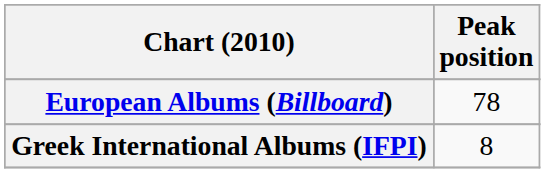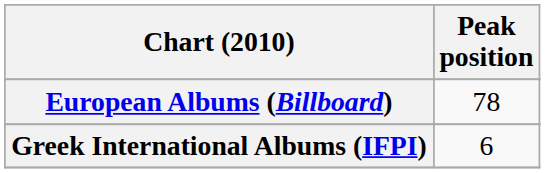(486, 145) 8 -> (486, 145) 6
